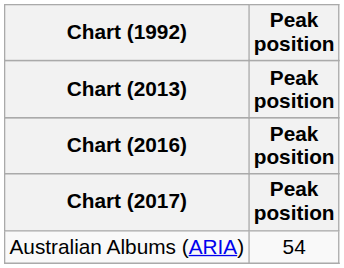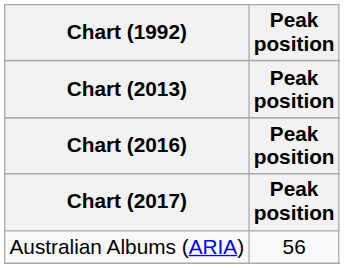(294, 246) 54 -> (294, 246) 56
